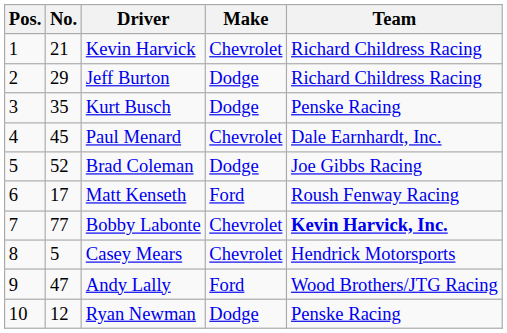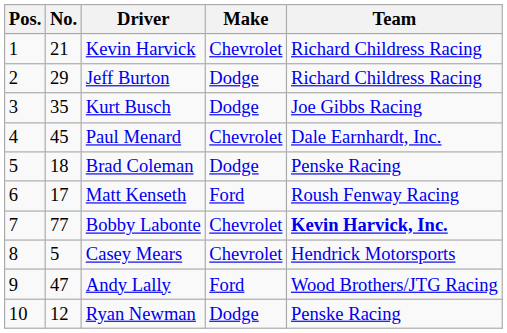(346, 107) Penske Racing -> (356, 107) Joe Gibbs Racing
(59, 166) 52 -> (59, 166) 18
(356, 166) Joe Gibbs Racing -> (346, 166) Penske Racing
